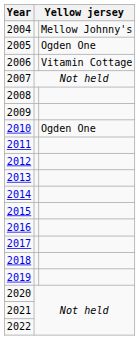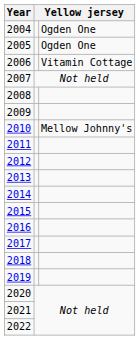(87, 29) Mellow Johnny's -> (68, 29) Ogden One
(68, 128) Ogden One -> (87, 128) Mellow Johnny's
